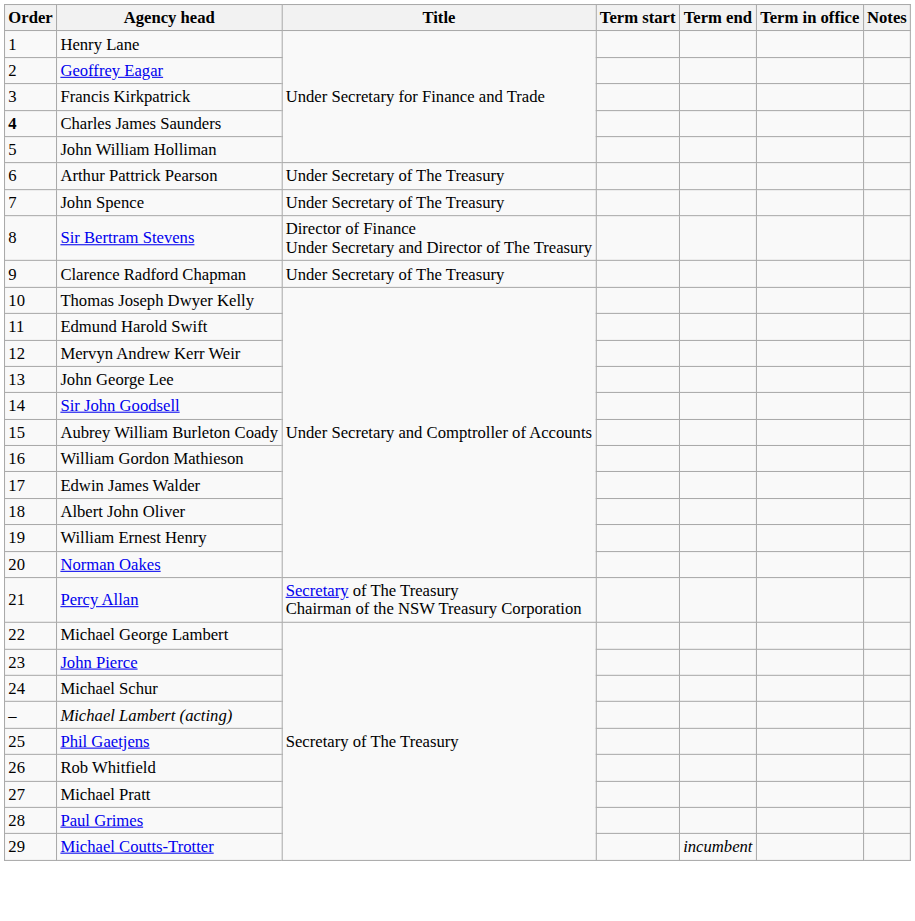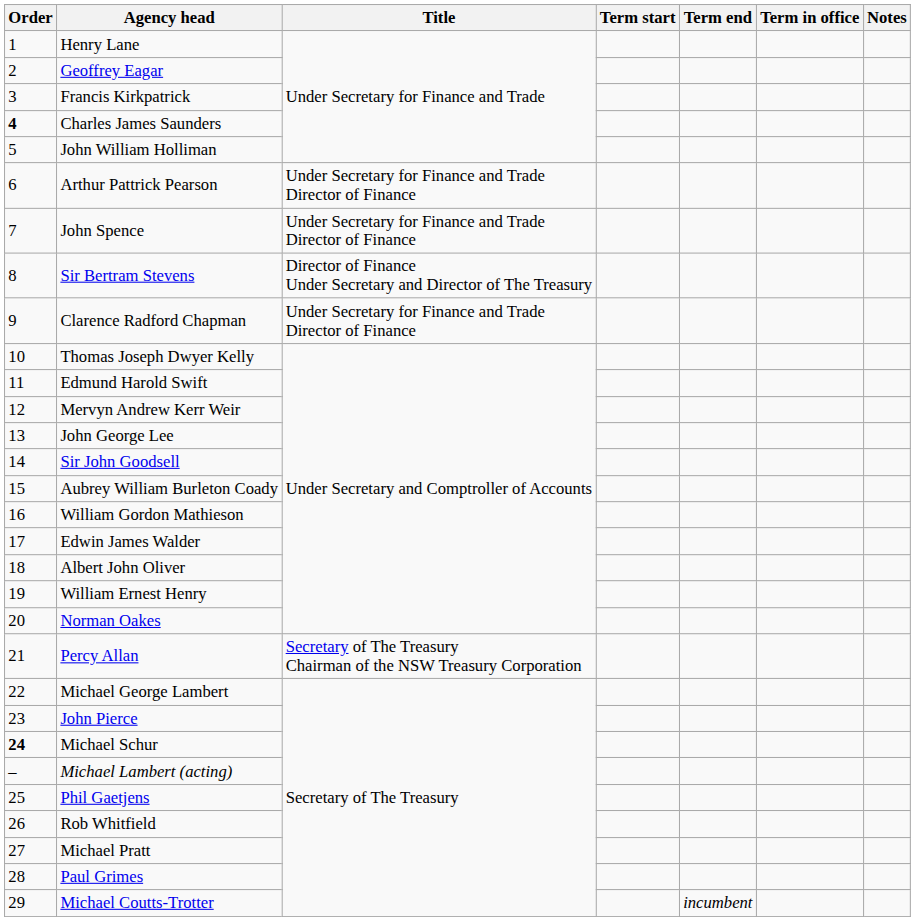(395, 176) Under Secretary of The Treasury -> (415, 185) Under Secretary for Finance and Trade Director of Finance
(395, 202) Under Secretary of The Treasury -> (415, 230) Under Secretary for Finance and Trade Director of Finance
(395, 273) Under Secretary of The Treasury -> (415, 320) Under Secretary for Finance and Trade Director of Finance
(17, 688) normal -> (17, 744) bold
